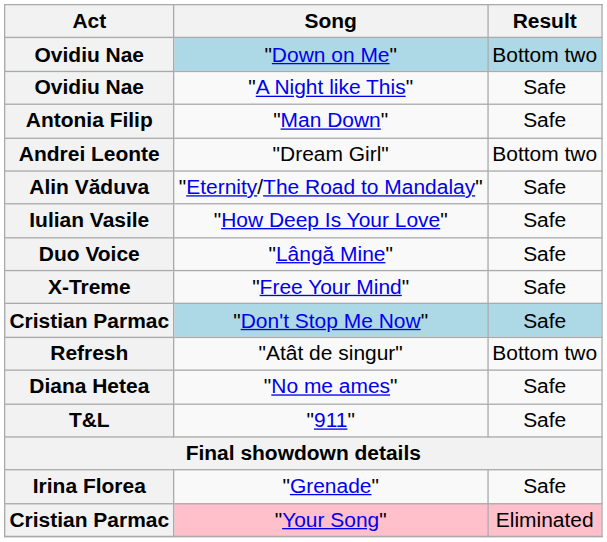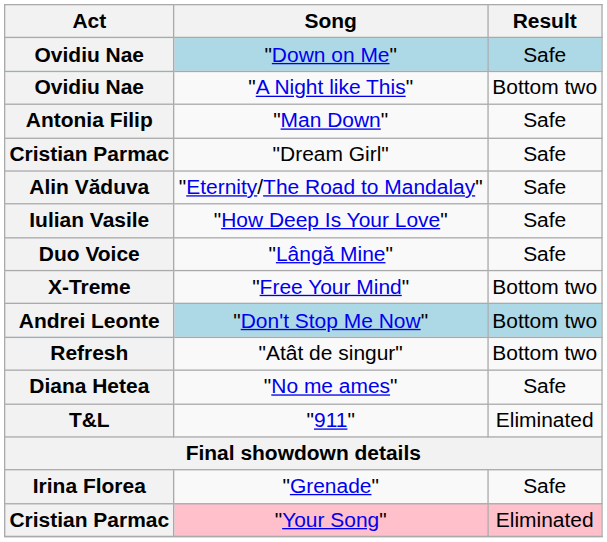(545, 54) Bottom two -> (545, 54) Safe
(545, 87) Safe -> (545, 87) Bottom two
(89, 154) Andrei Leonte -> (89, 154) Cristian Parmac
(545, 154) Bottom two -> (545, 154) Safe
(545, 287) Safe -> (545, 287) Bottom two
(89, 320) Cristian Parmac -> (89, 320) Andrei Leonte
(545, 320) Safe -> (545, 320) Bottom two
(545, 420) Safe -> (545, 420) Eliminated
